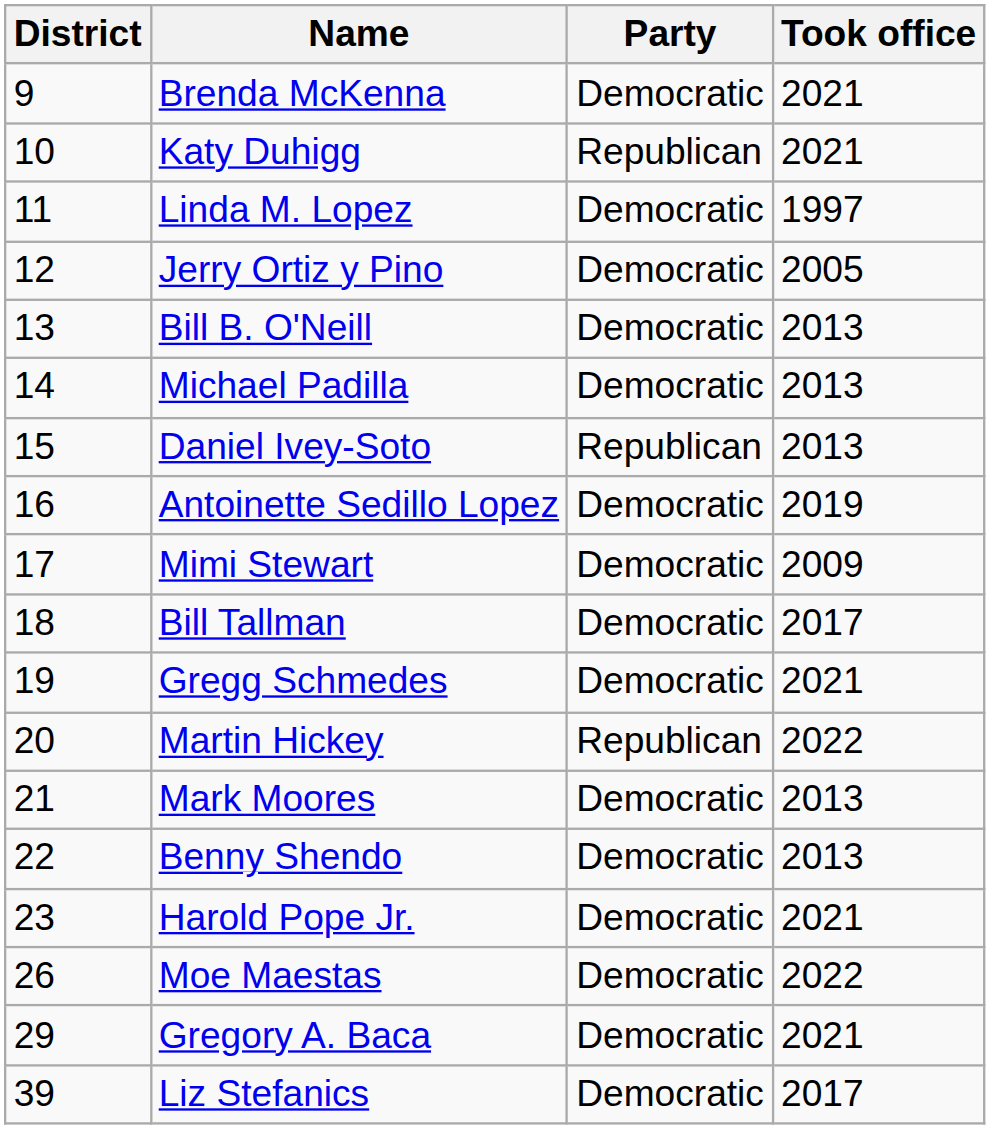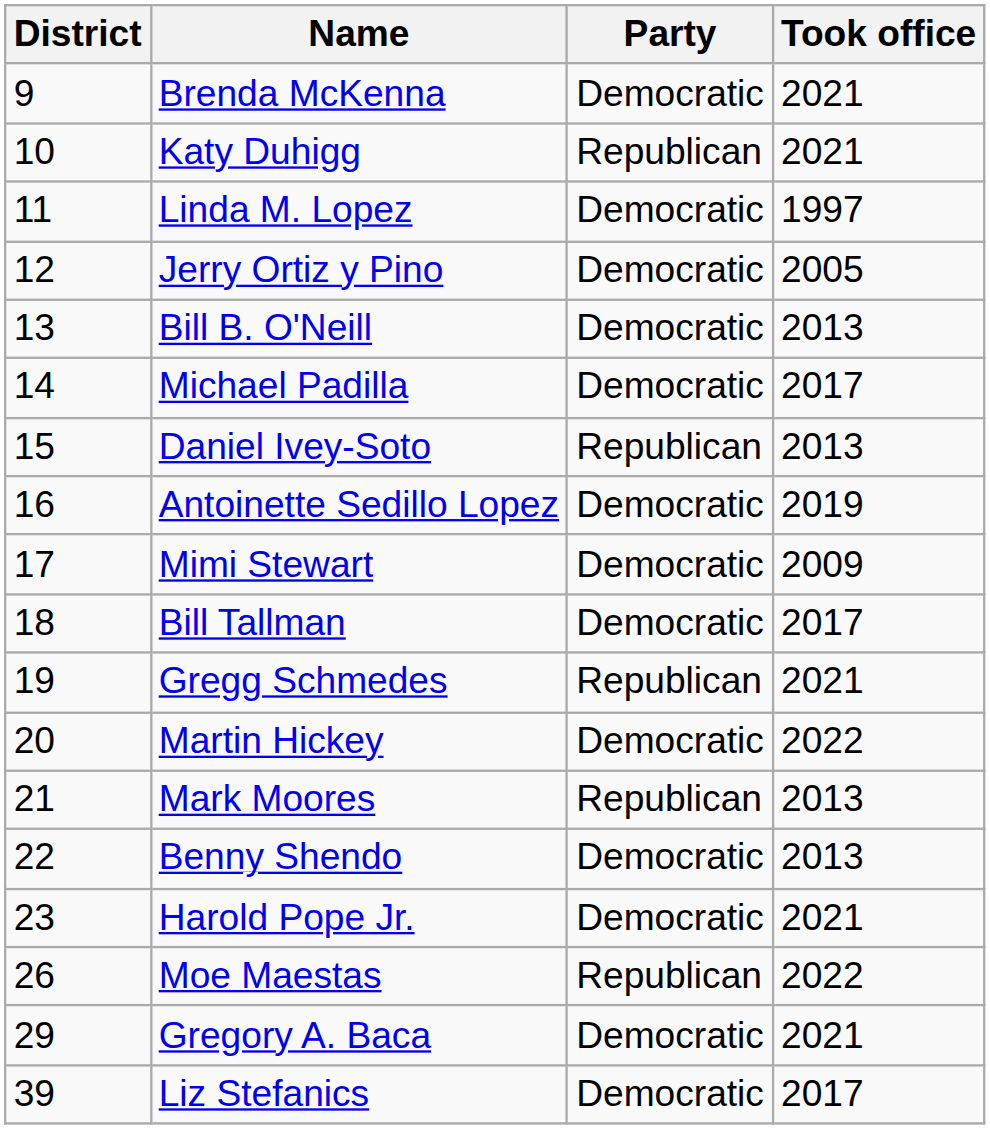(822, 387) 2013 -> (822, 387) 2017
(670, 681) Democratic -> (669, 681) Republican
(669, 740) Republican -> (670, 740) Democratic
(670, 799) Democratic -> (669, 799) Republican
(670, 975) Democratic -> (669, 975) Republican
